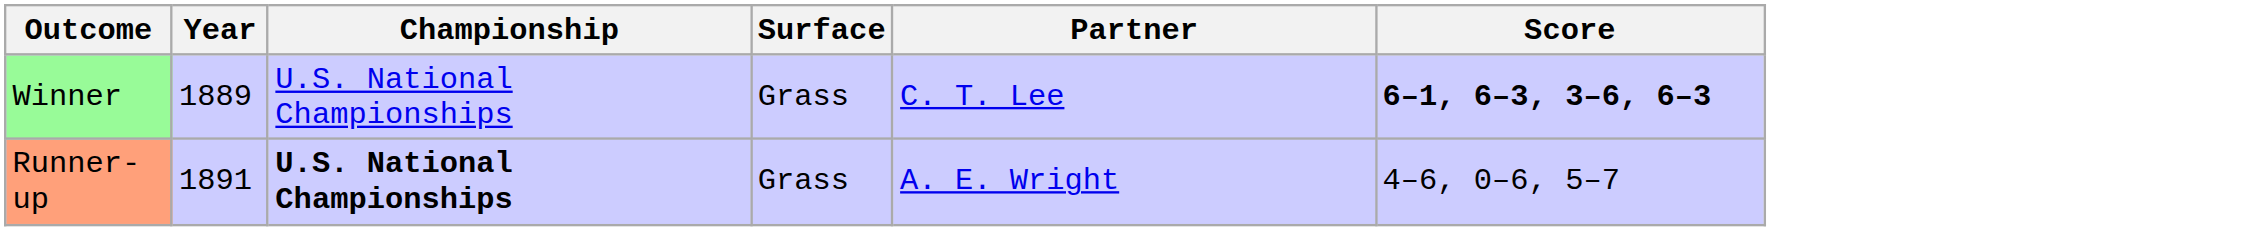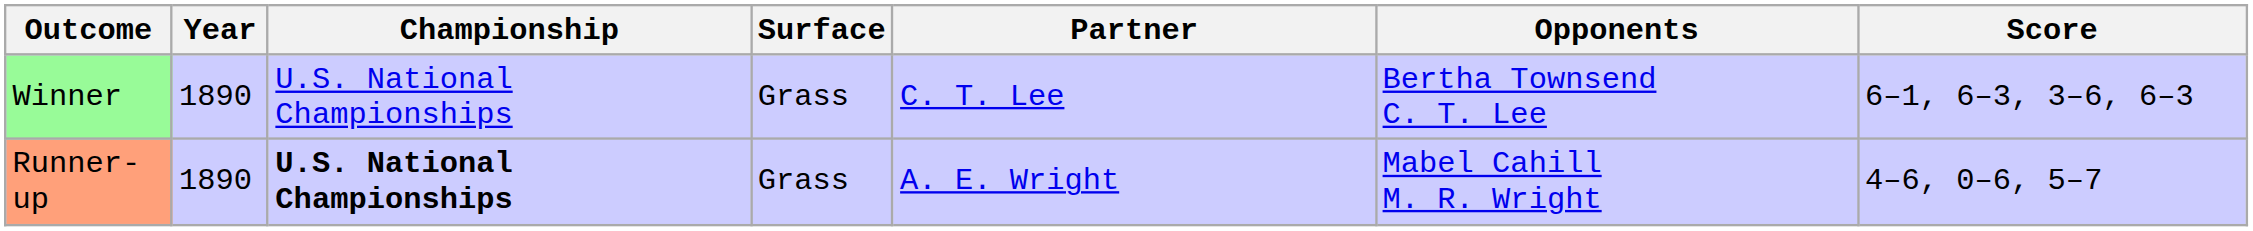+ column: (1617, 30)
(216, 97) 1889 -> (216, 97) 1890
(1547, 97) bold -> (2029, 97) normal
(216, 182) 1891 -> (216, 182) 1890
